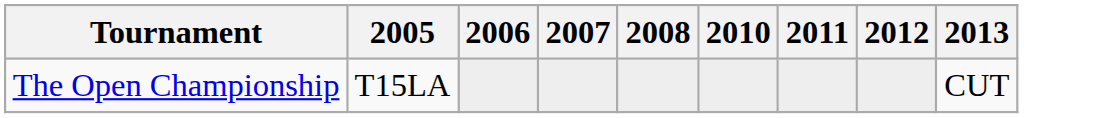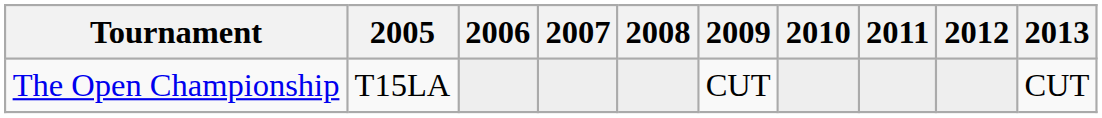+ column: (738, 31)
